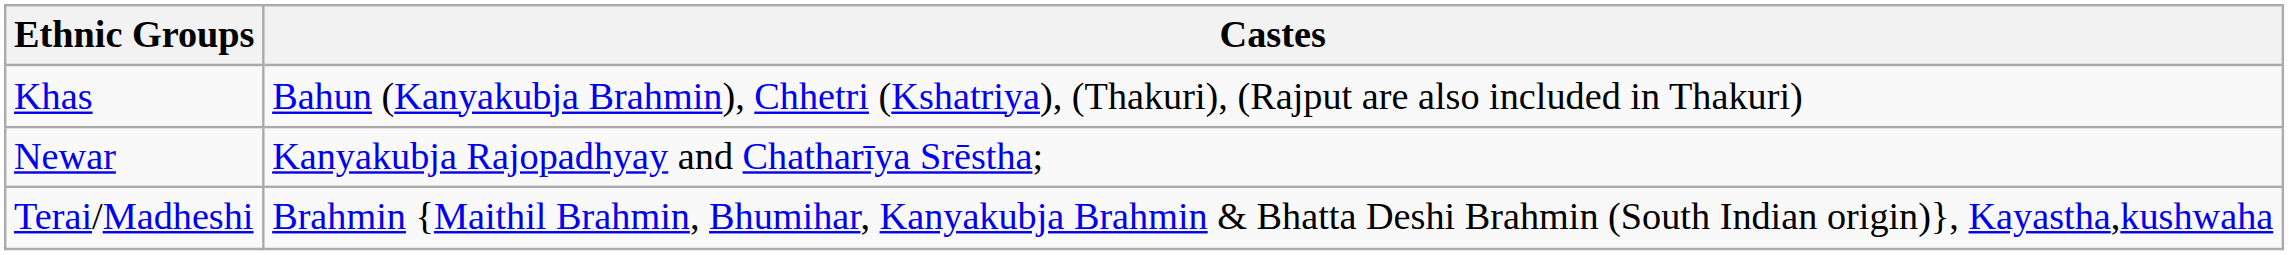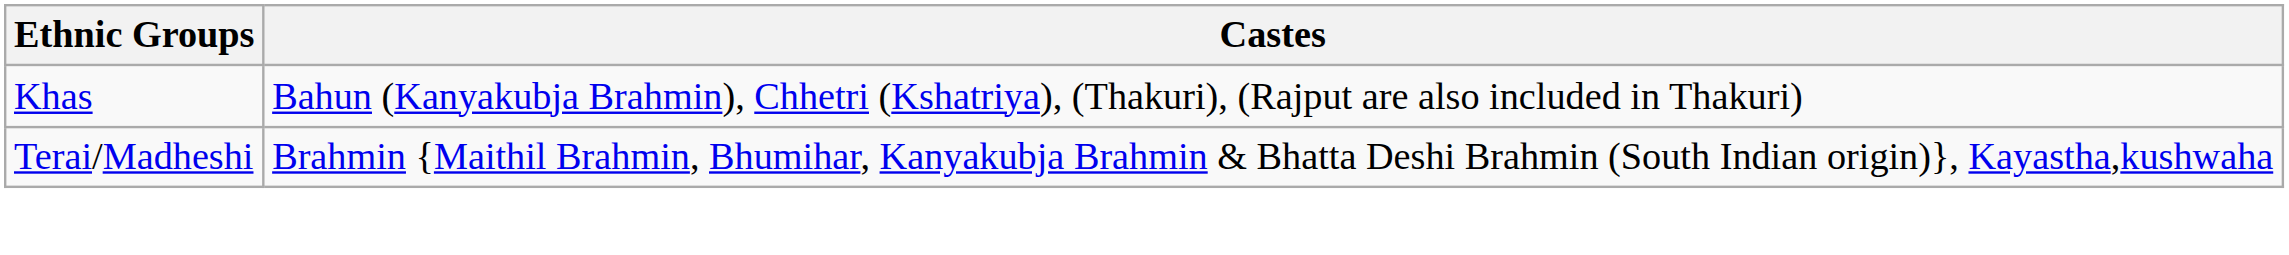- row: (65, 156)
